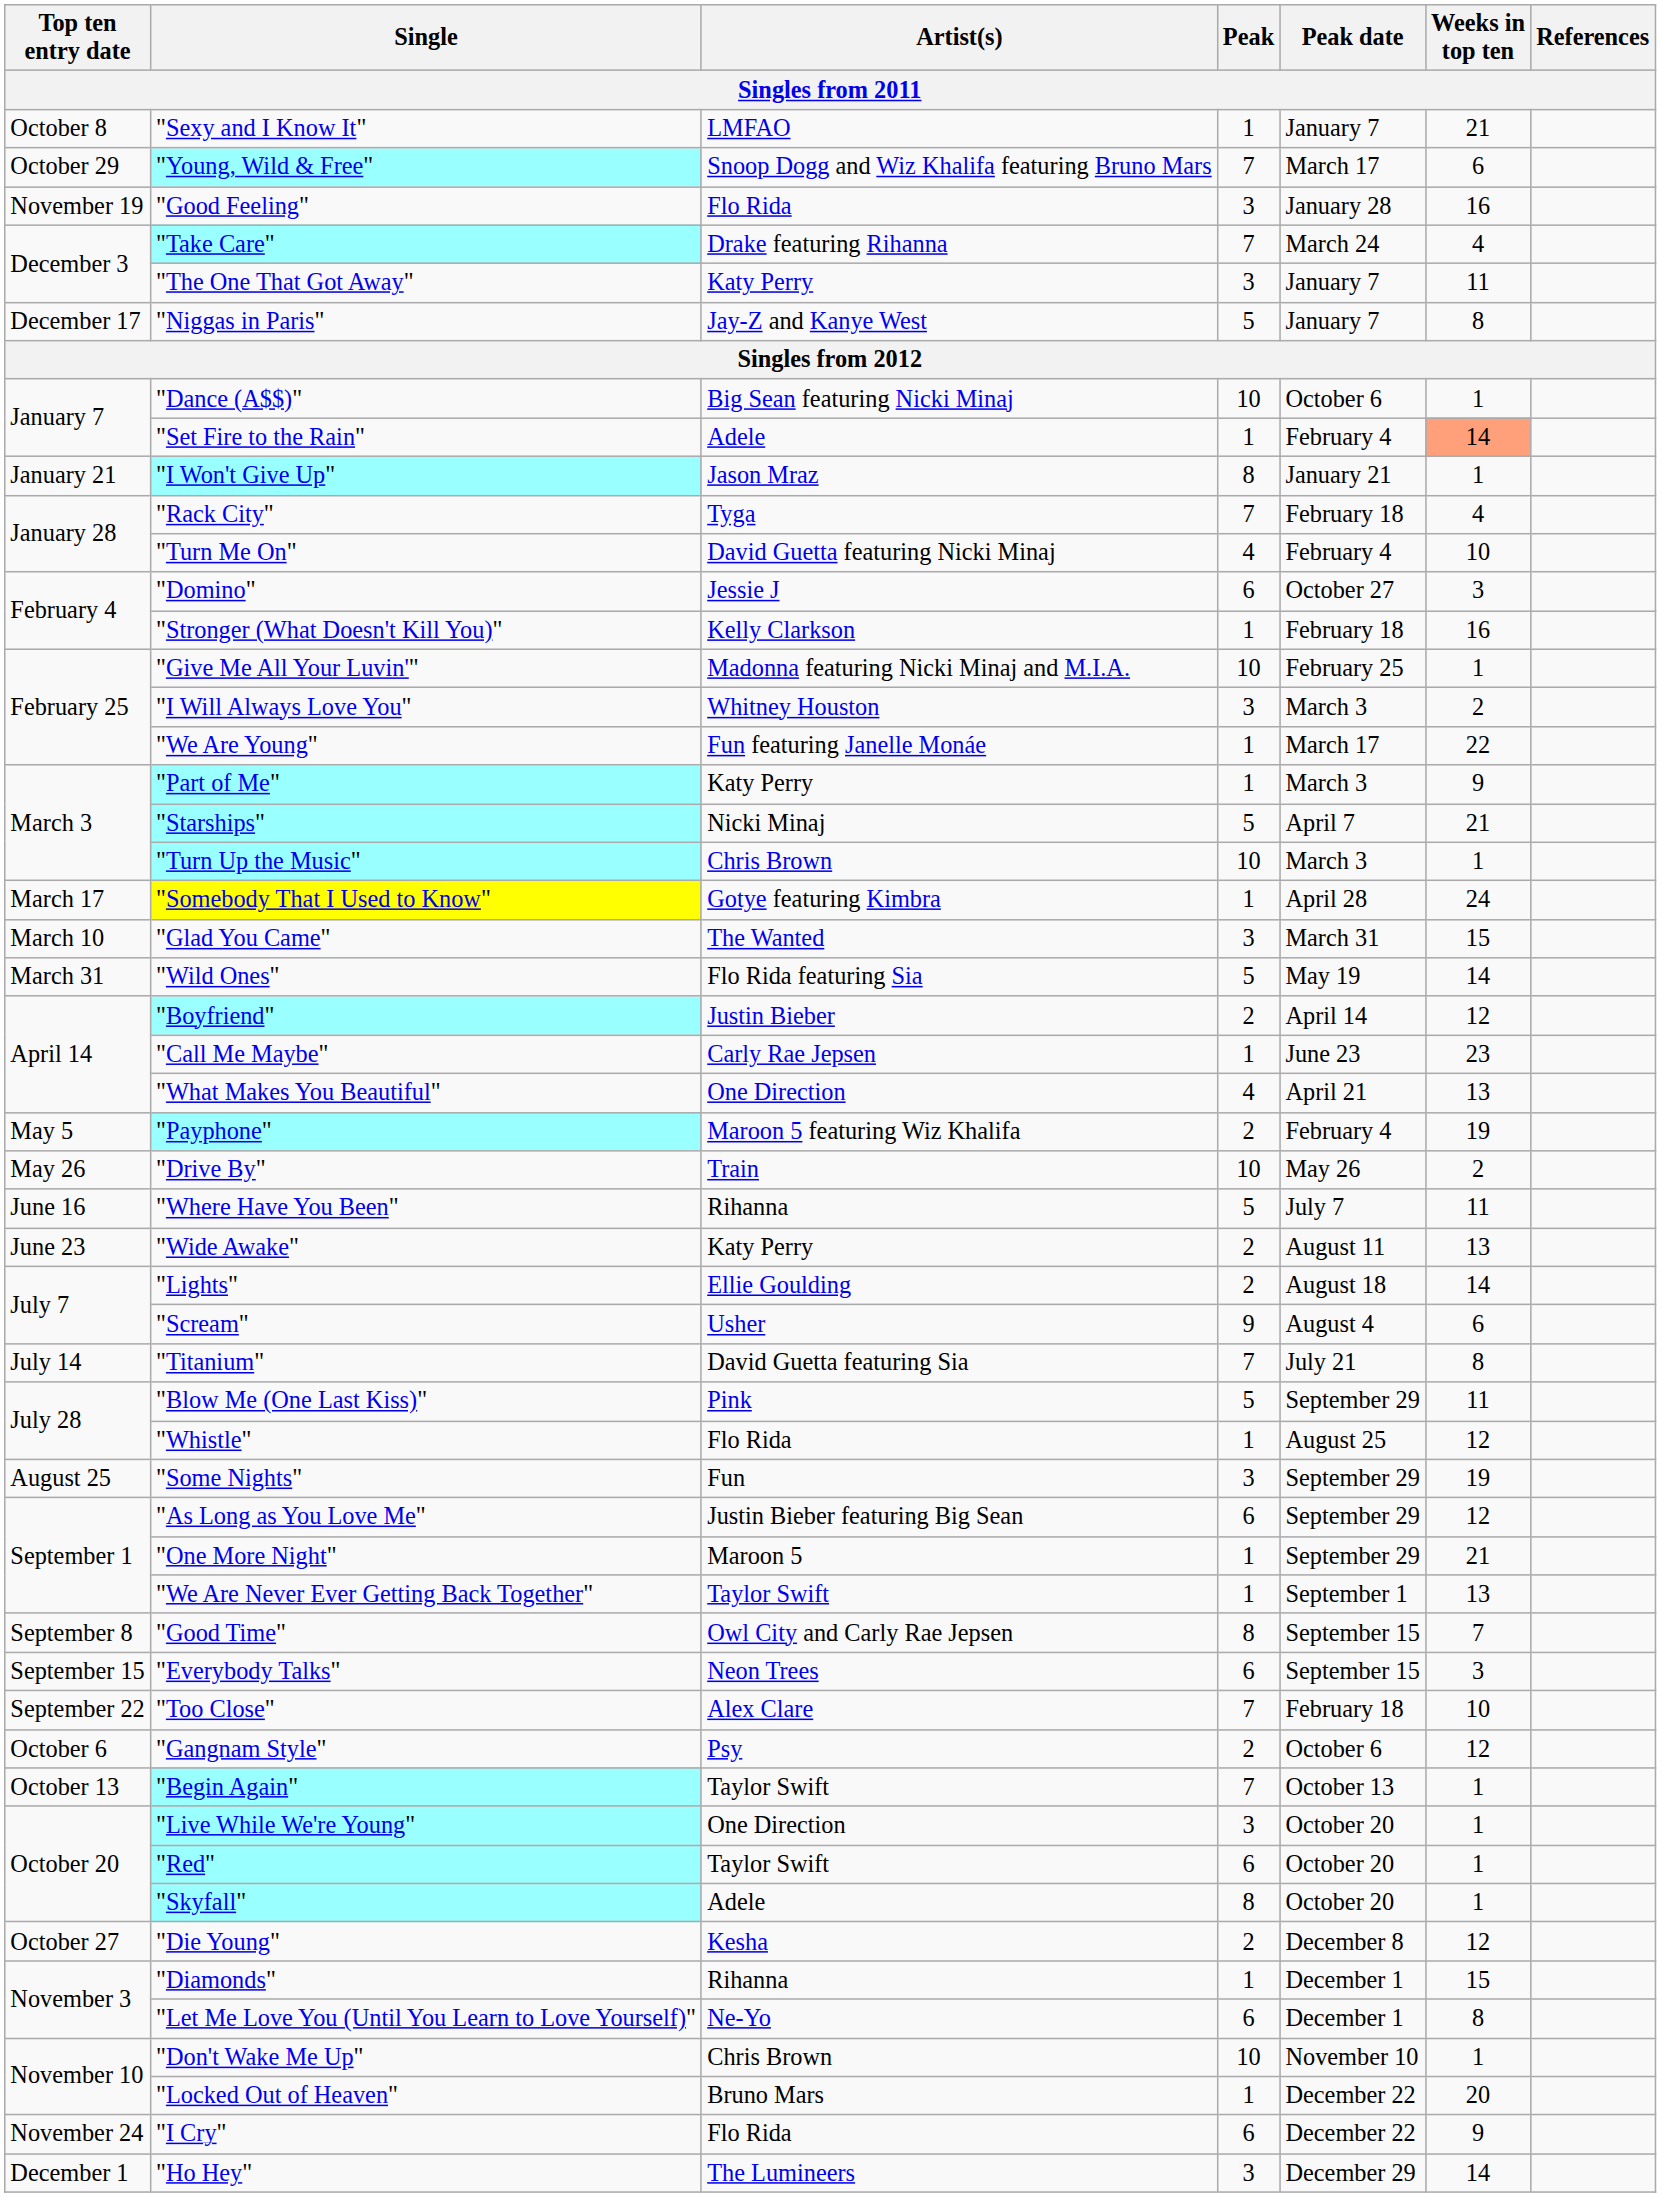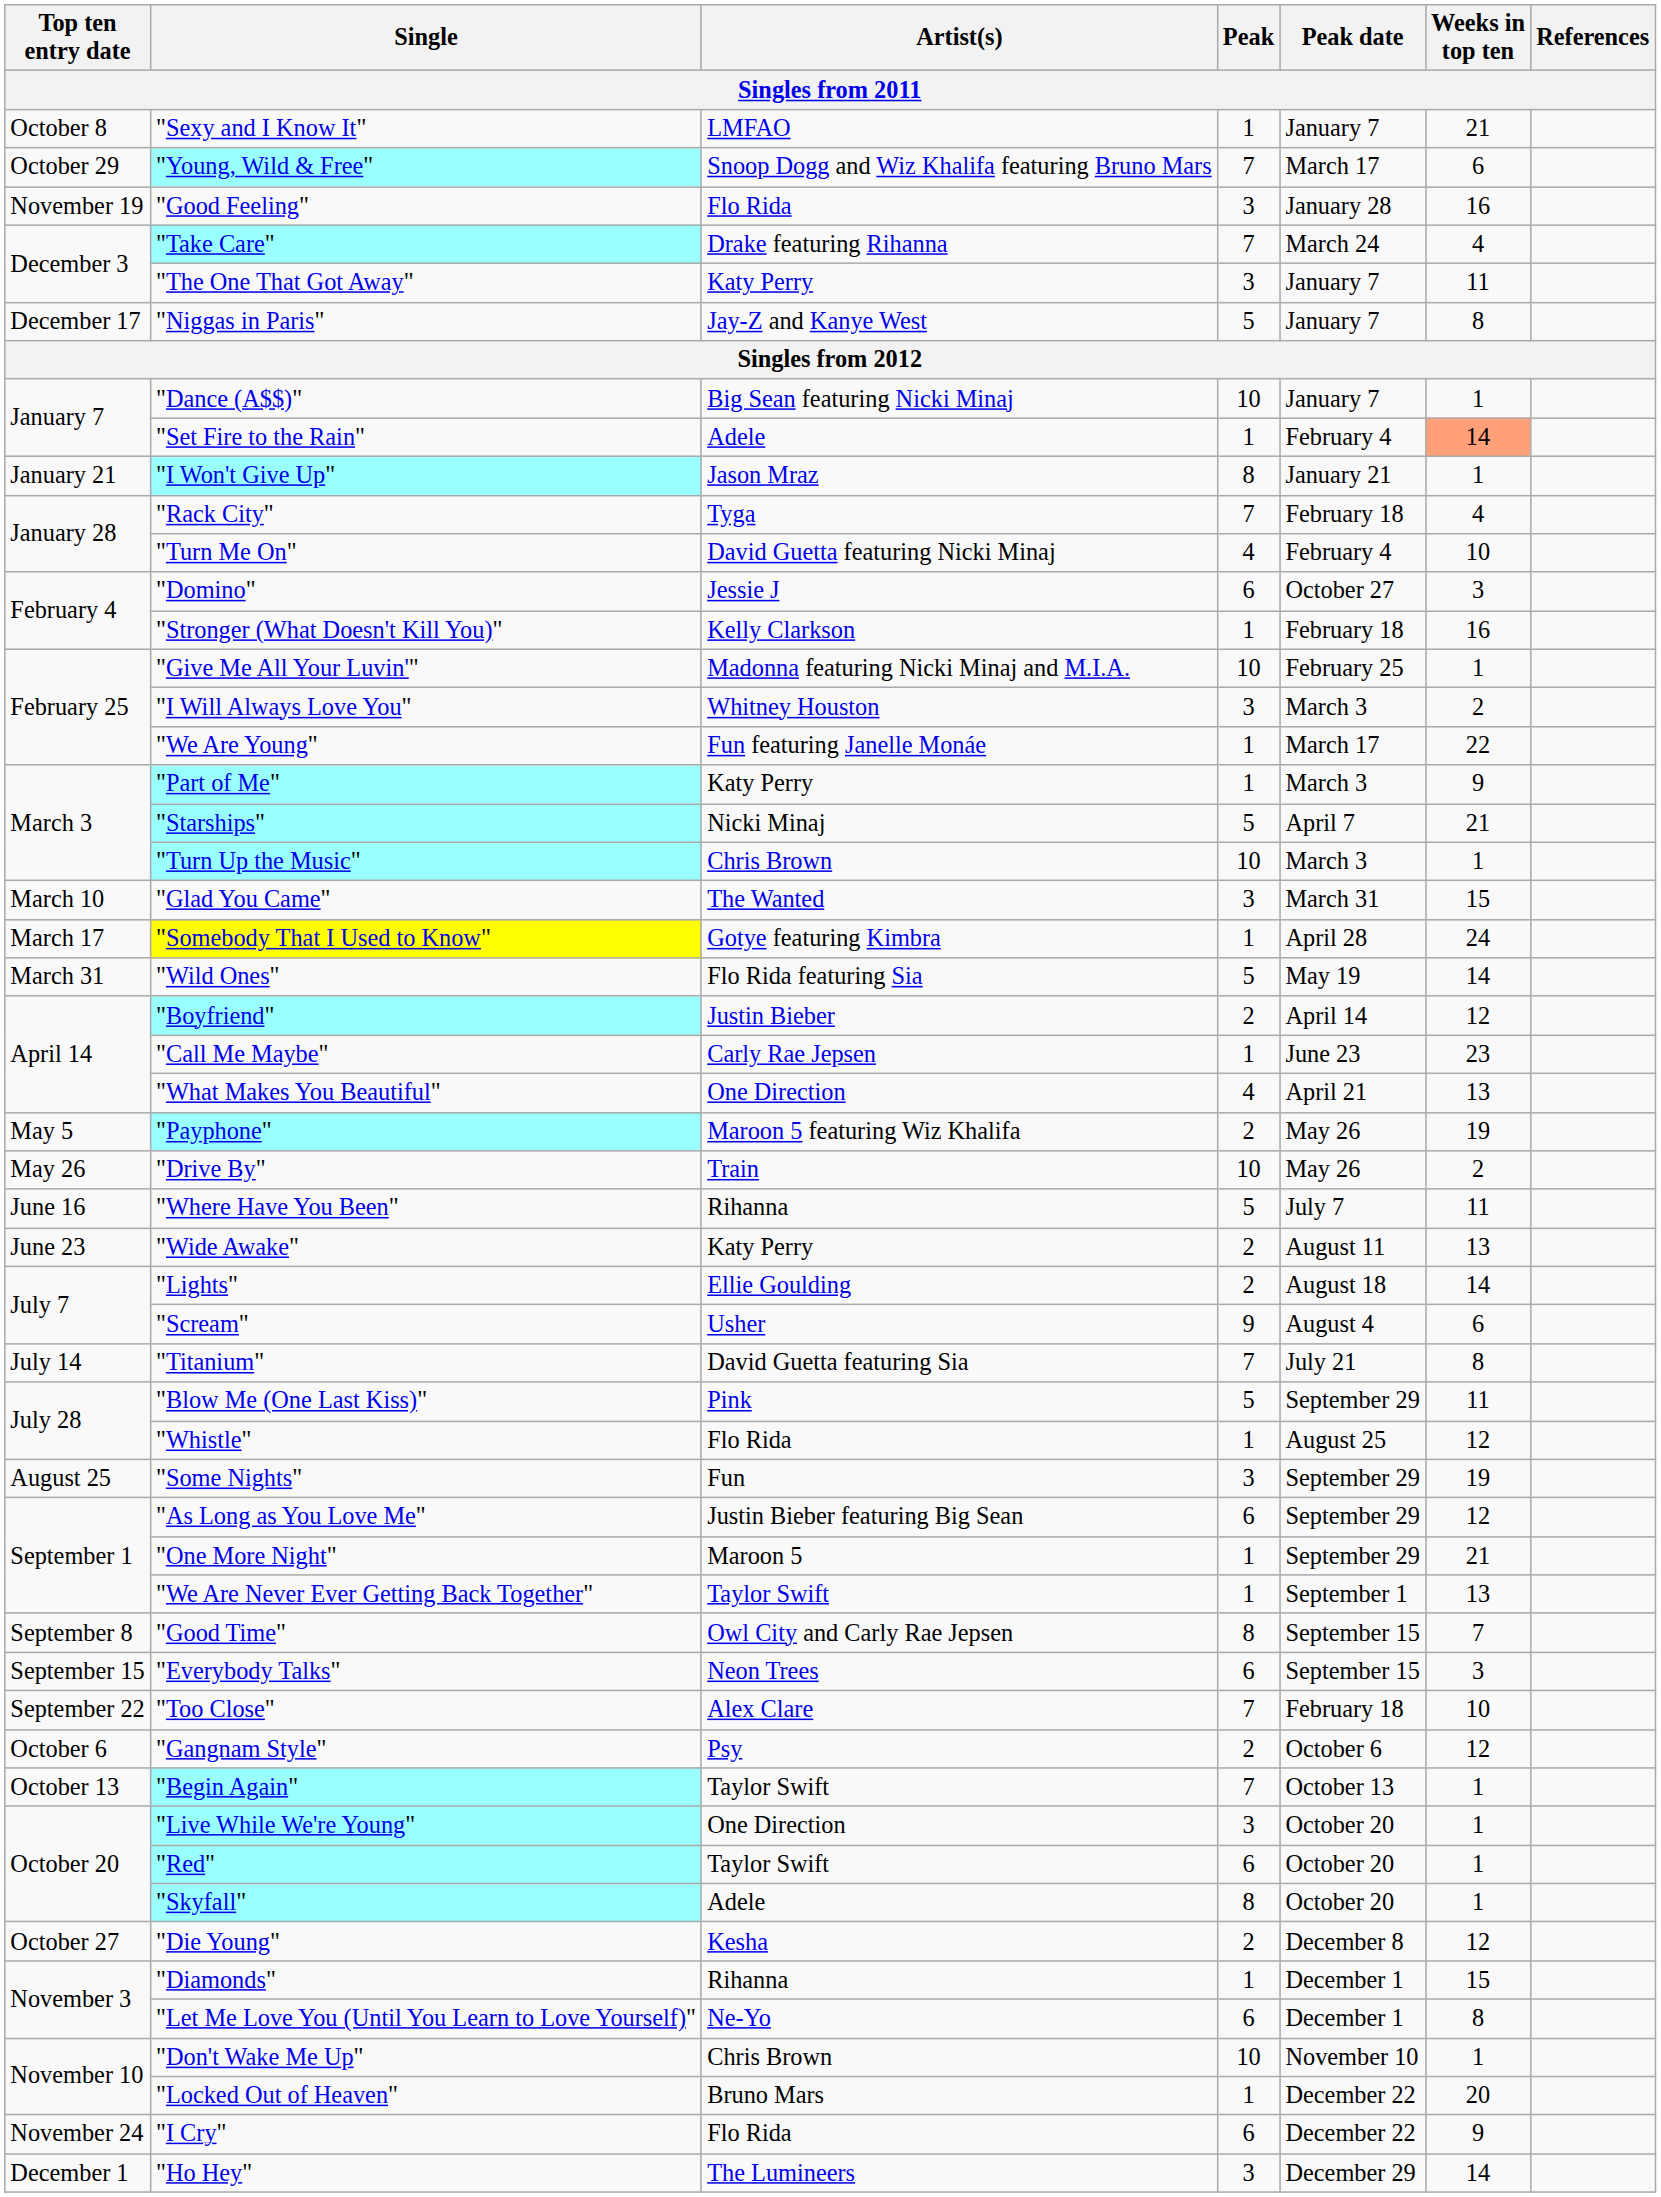(1334, 398) October 6 -> (1332, 398) January 7
rows swapped: (243, 938) <-> (323, 899)
(1338, 1131) February 4 -> (1323, 1131) May 26
